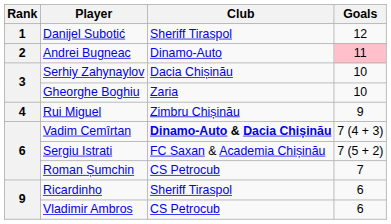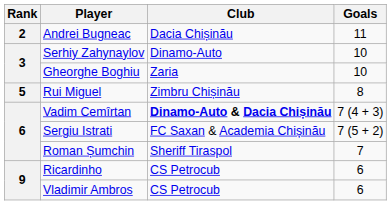- row: (84, 33)
(186, 53) Dinamo-Auto -> (191, 33) Dacia Chișinău
(360, 53) pink background -> (360, 33) no background
(191, 72) Dacia Chișinău -> (186, 53) Dinamo-Auto
(22, 111) 4 -> (22, 92) 5
(360, 111) 9 -> (360, 92) 8
(185, 170) CS Petrocub -> (191, 151) Sheriff Tiraspol
(191, 190) Sheriff Tiraspol -> (185, 170) CS Petrocub
